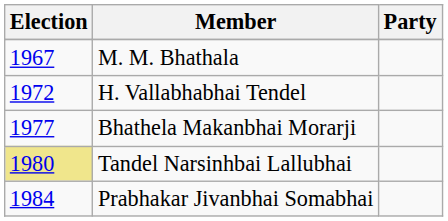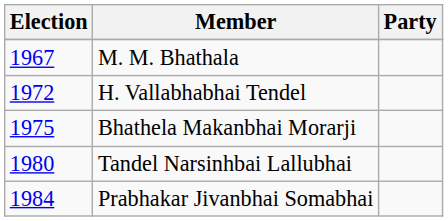(32, 127) 1977 -> (32, 127) 1975
(32, 163) khaki background -> (32, 163) no background
